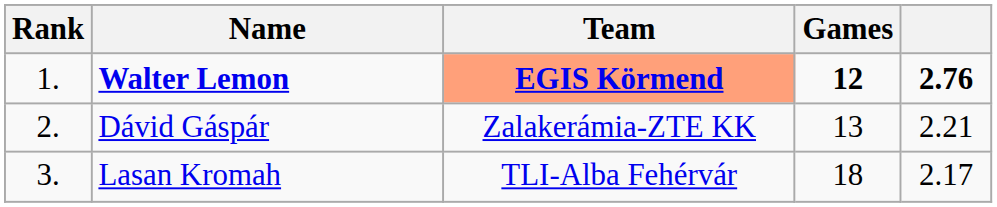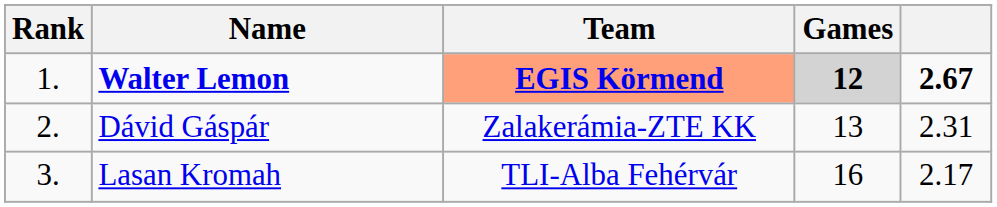(848, 77) no background -> (848, 77) lightgrey background
(946, 77) 2.76 -> (946, 77) 2.67
(946, 126) 2.21 -> (946, 126) 2.31
(848, 175) 18 -> (848, 175) 16
